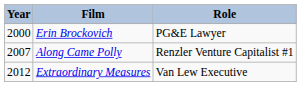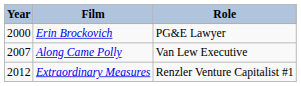(225, 52) Renzler Venture Capitalist #1 -> (202, 52) Van Lew Executive
(202, 72) Van Lew Executive -> (225, 72) Renzler Venture Capitalist #1
